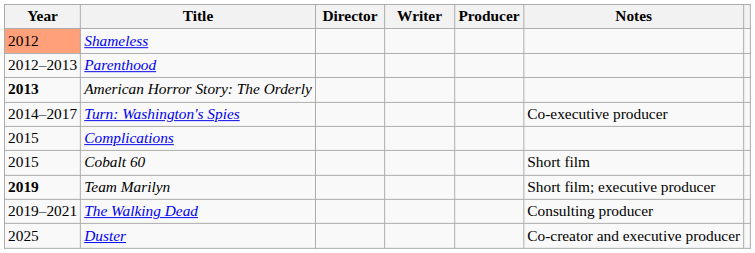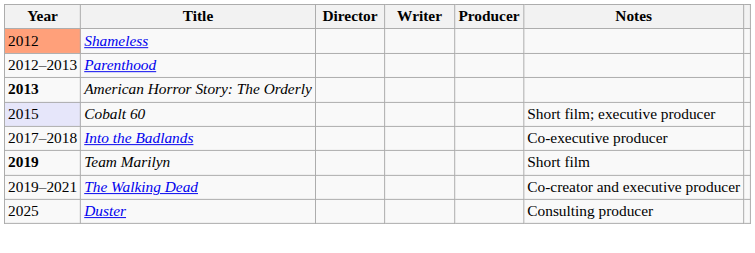- row: (162, 114)
- row: (129, 138)
(23, 162) no background -> (23, 114) lavender background
(559, 162) Short film -> (621, 114) Short film; executive producer
+ row: (139, 138)
(621, 187) Short film; executive producer -> (559, 162) Short film
(590, 211) Consulting producer -> (634, 187) Co-creator and executive producer
(634, 235) Co-creator and executive producer -> (590, 211) Consulting producer
